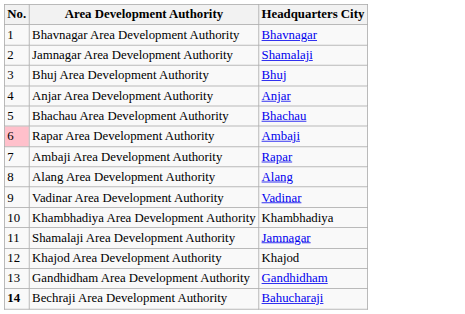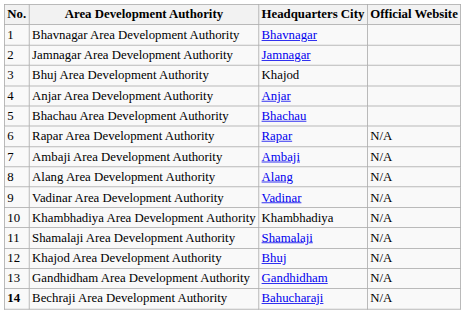+ column: (414, 14)
(287, 55) Shamalaji -> (286, 55) Jamnagar
(274, 75) Bhuj -> (280, 75) Khajod
(11, 136) pink background -> (11, 136) no background
(281, 136) Ambaji -> (277, 136) Rapar
(277, 156) Rapar -> (281, 156) Ambaji
(286, 237) Jamnagar -> (287, 237) Shamalaji
(280, 258) Khajod -> (274, 258) Bhuj
